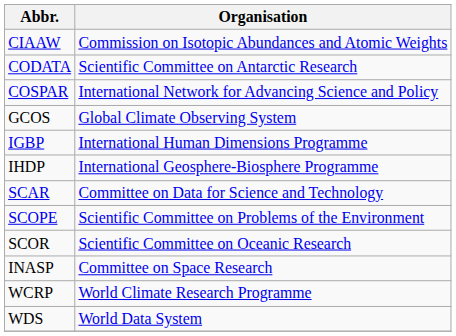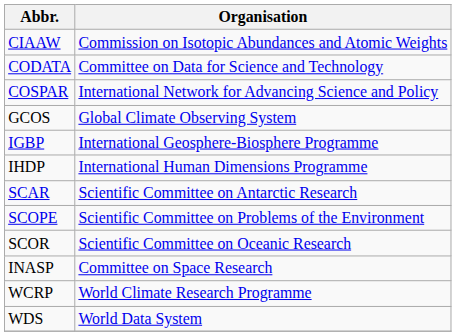(218, 67) Scientific Committee on Antarctic Research -> (231, 67) Committee on Data for Science and Technology
(223, 142) International Human Dimensions Programme -> (228, 142) International Geosphere-Biosphere Programme
(228, 167) International Geosphere-Biosphere Programme -> (223, 167) International Human Dimensions Programme
(231, 192) Committee on Data for Science and Technology -> (218, 192) Scientific Committee on Antarctic Research
